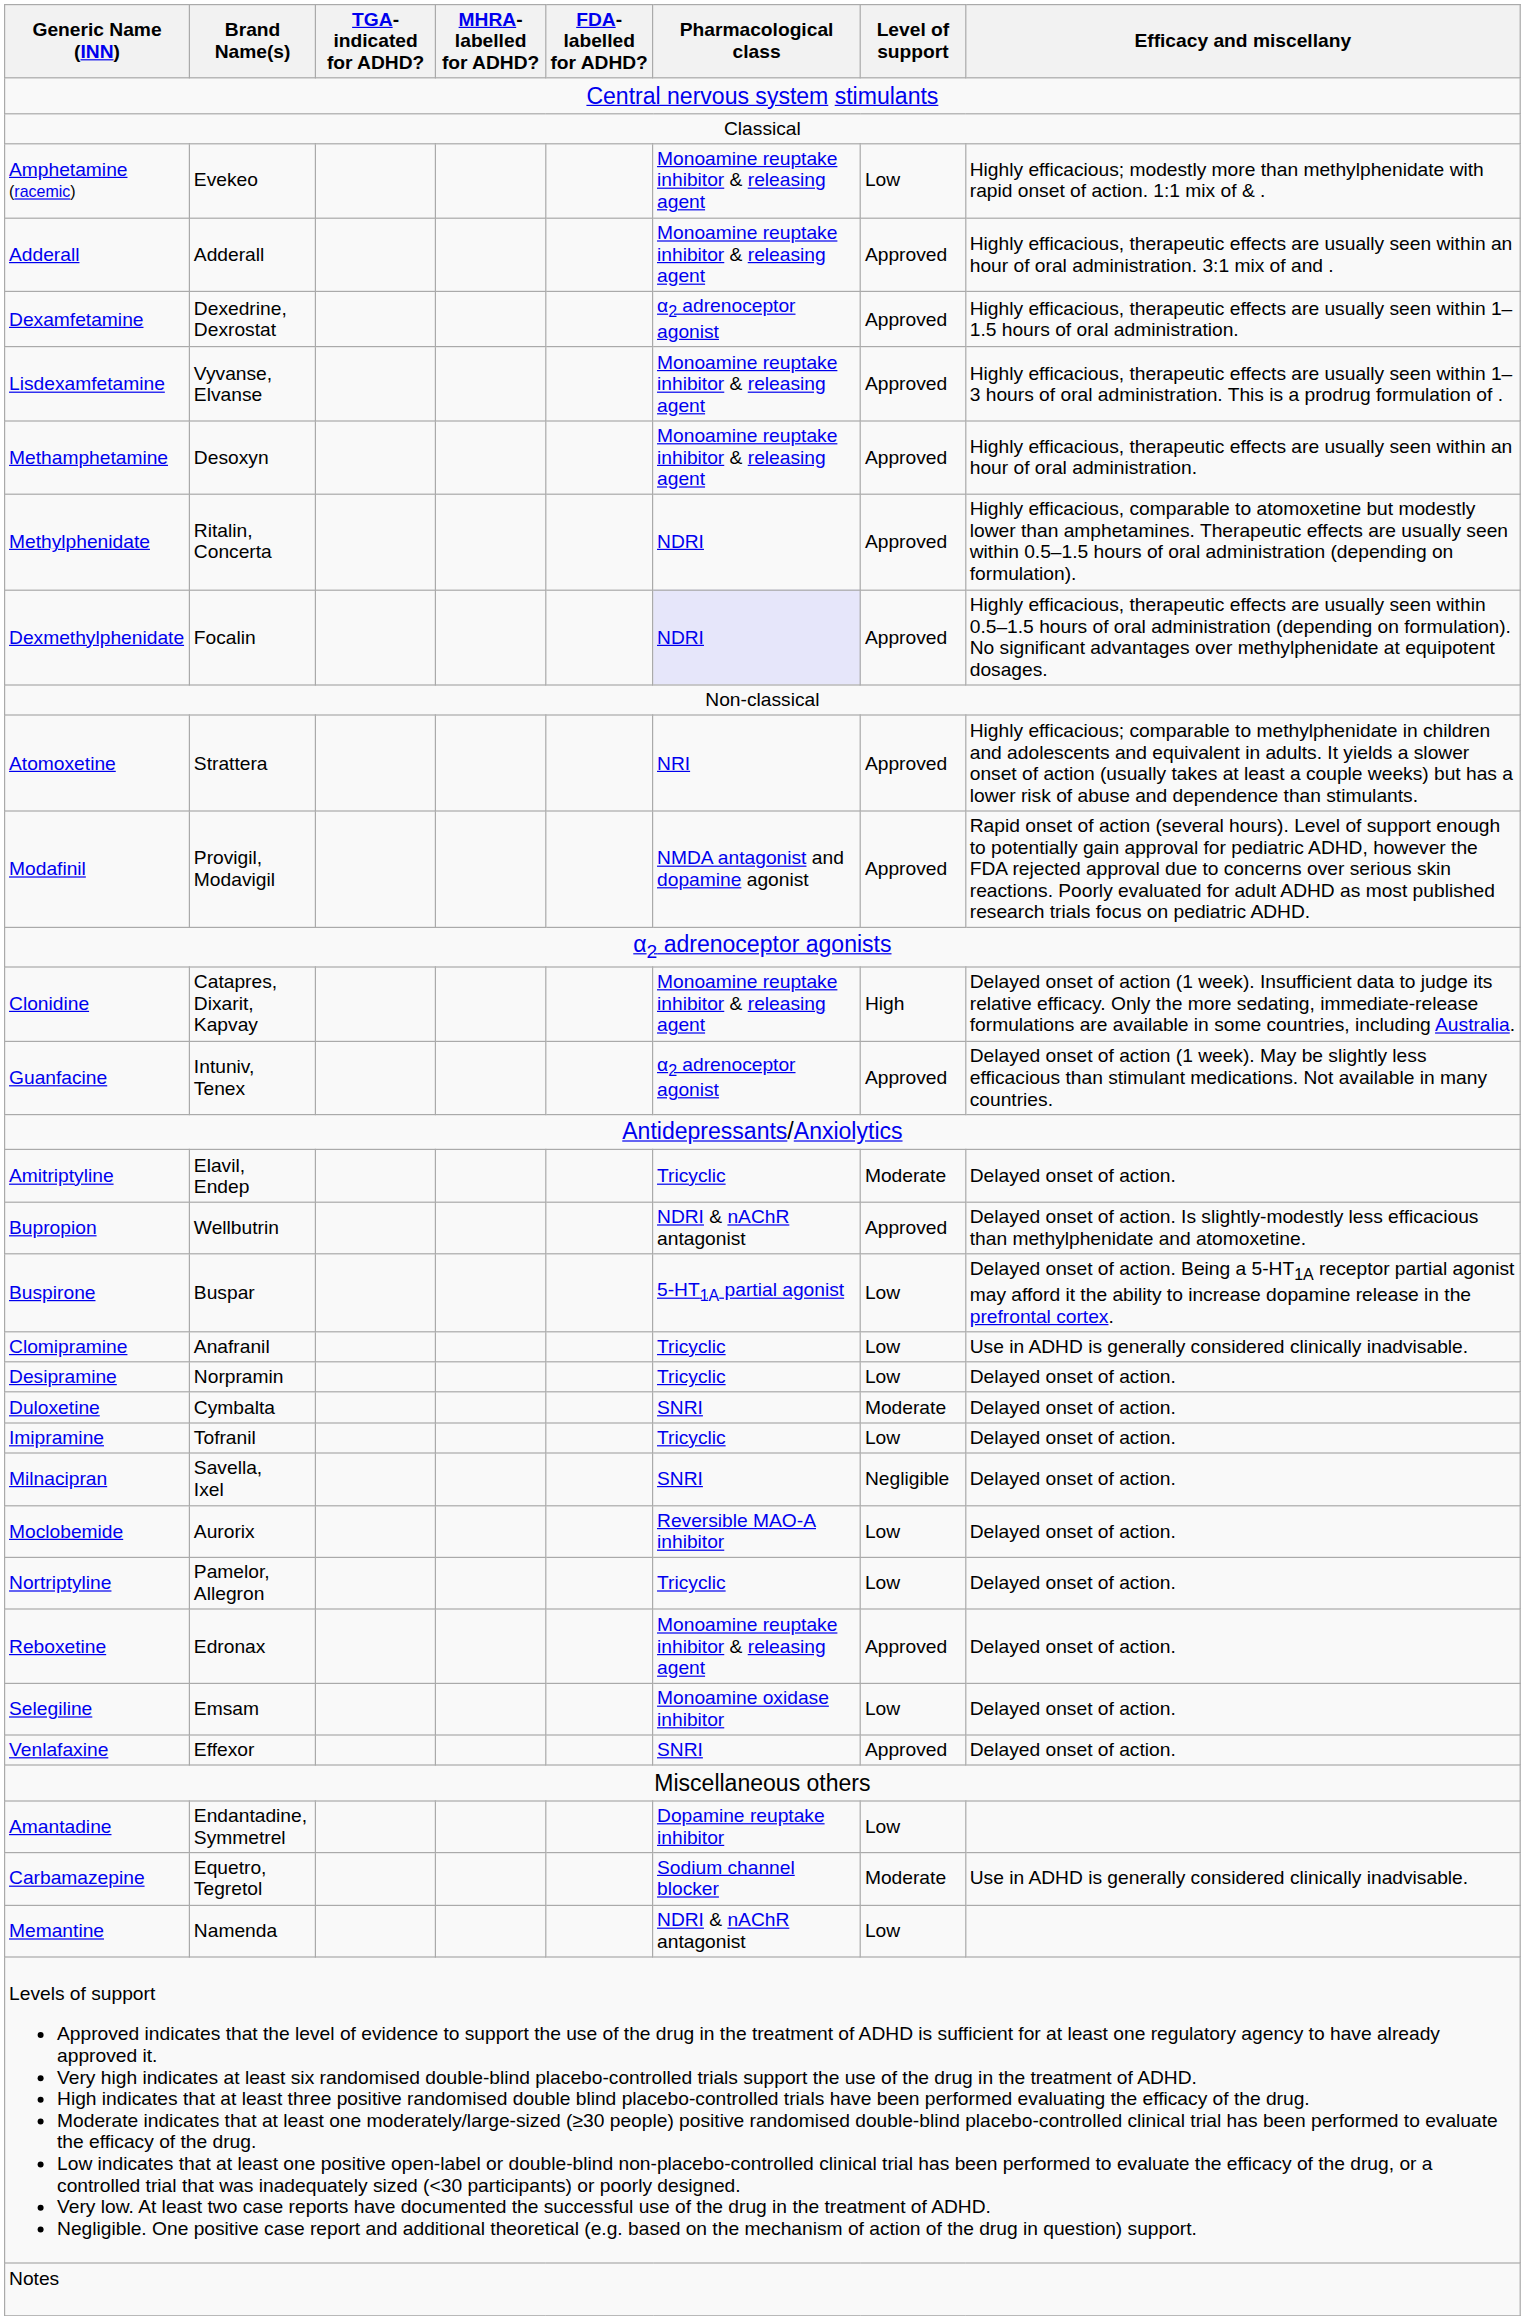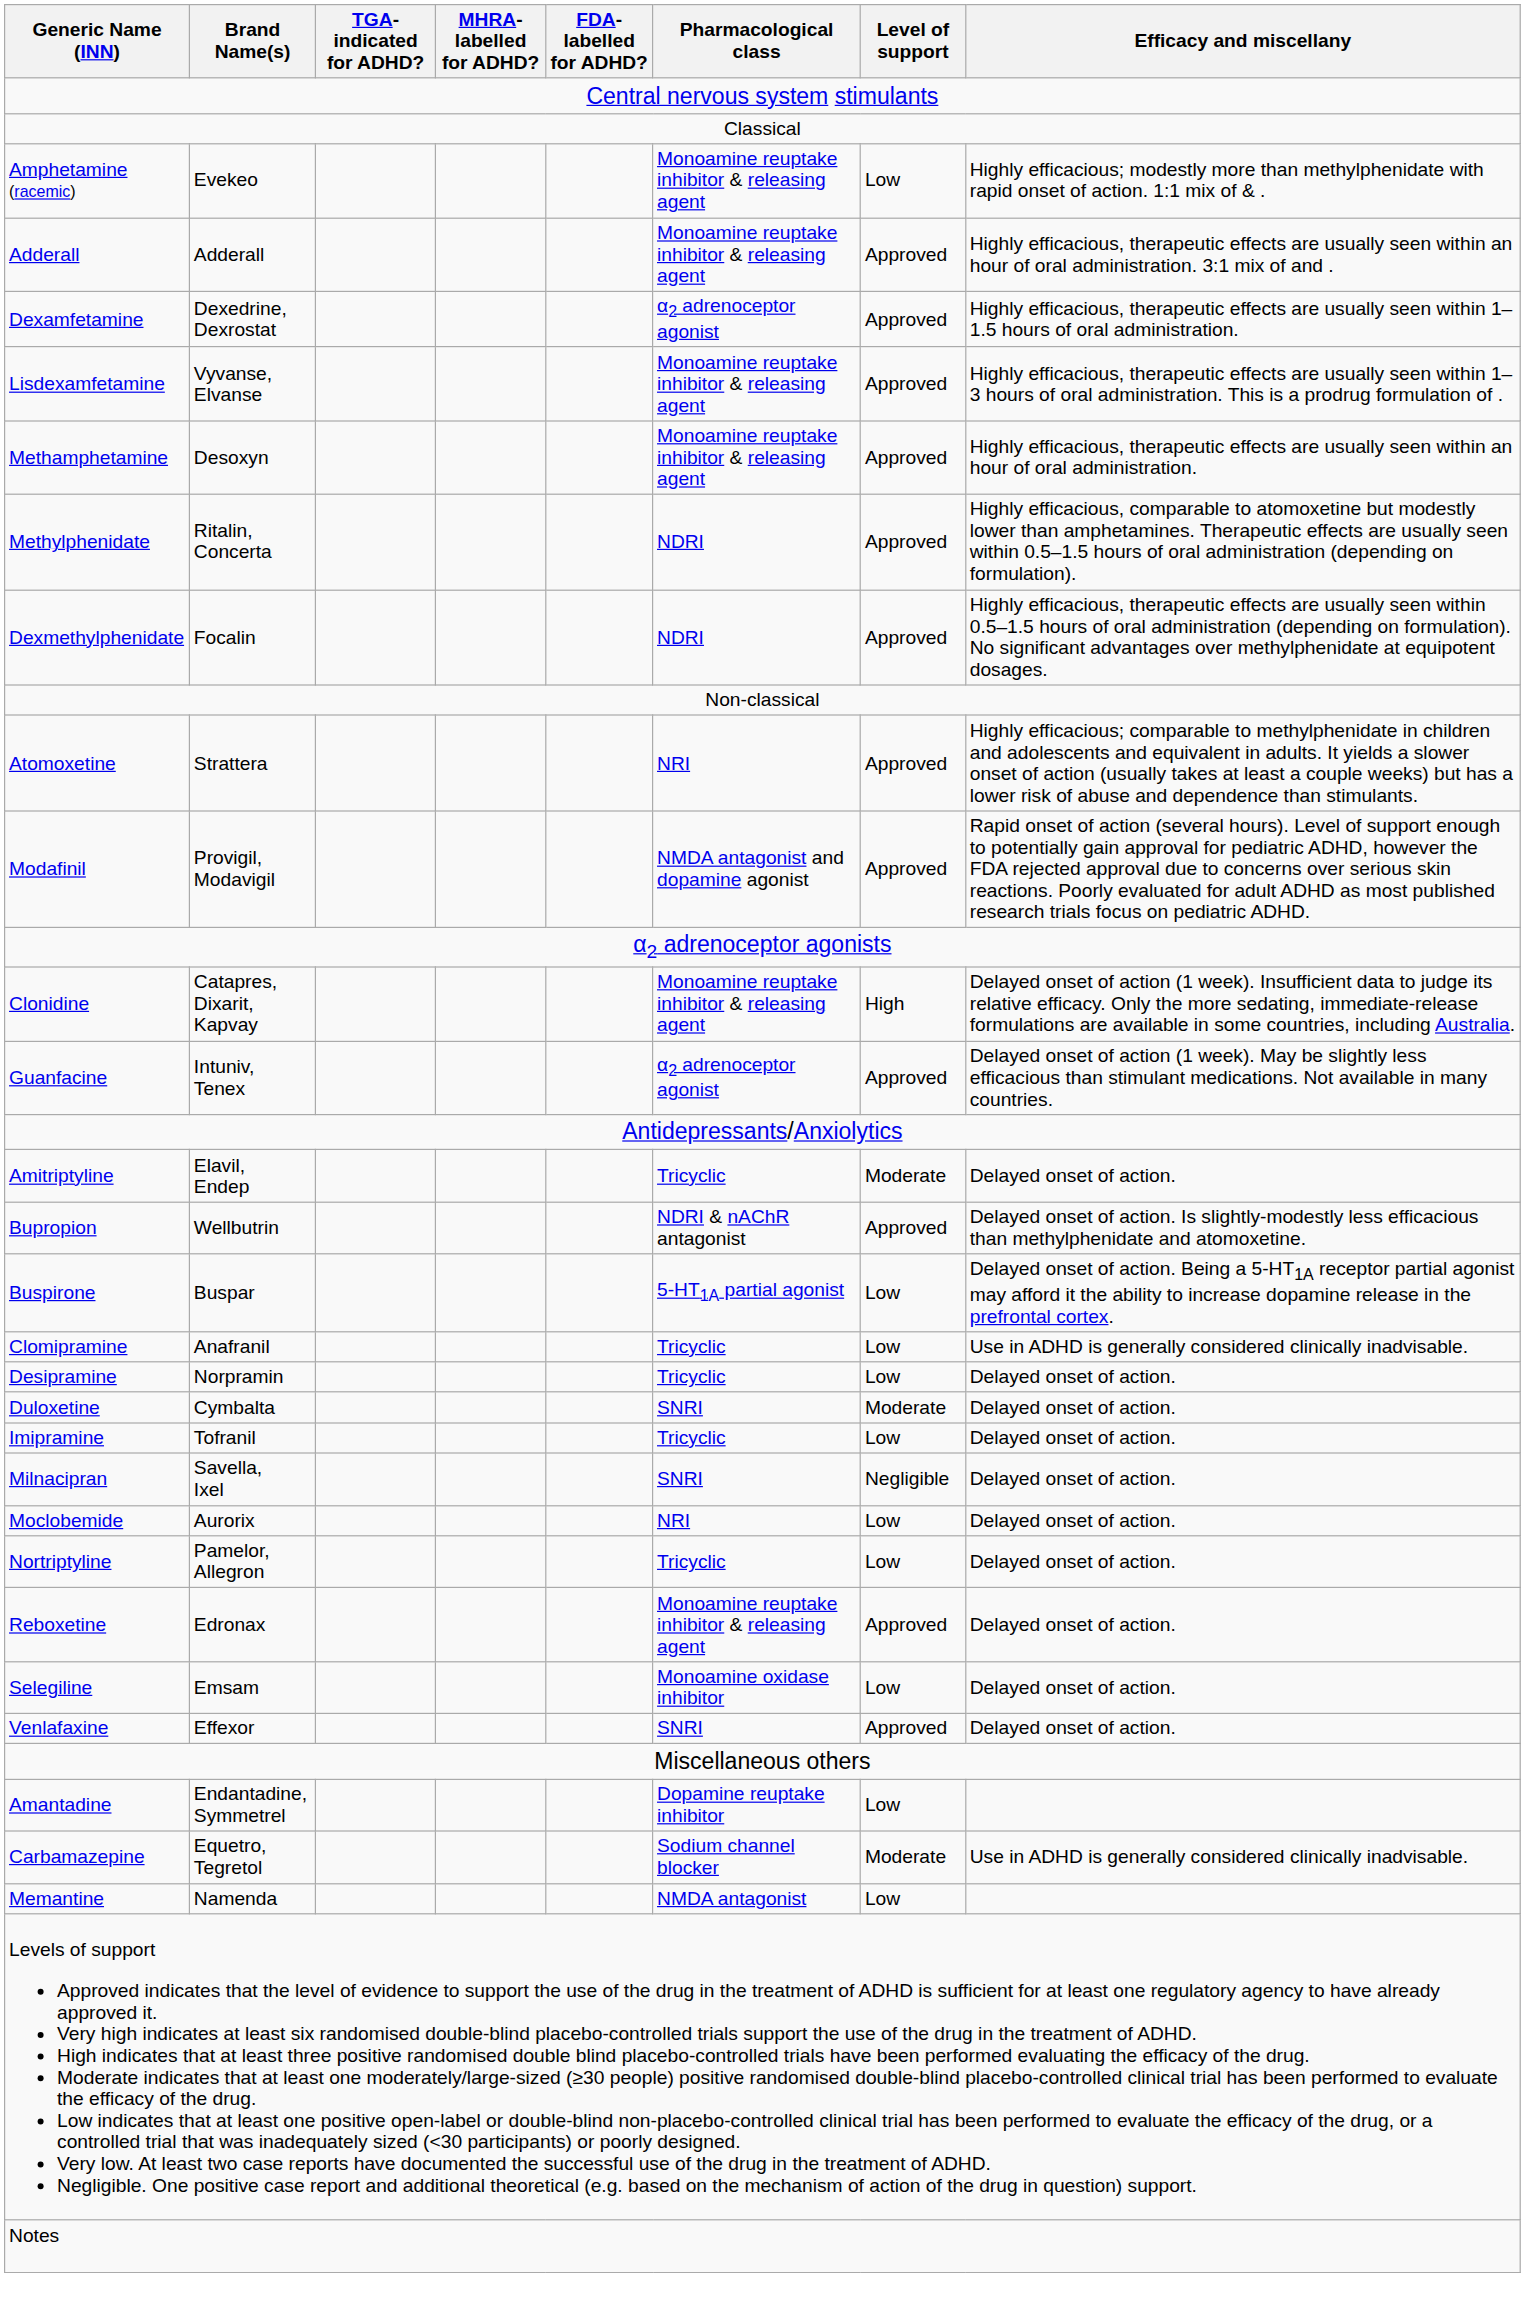(680, 637) lavender background -> (680, 637) no background
(737, 1531) Reversible MAO-A inhibitor -> (674, 1520) NRI
(723, 1930) NDRI & nAChR antagonist -> (732, 1898) NMDA antagonist
